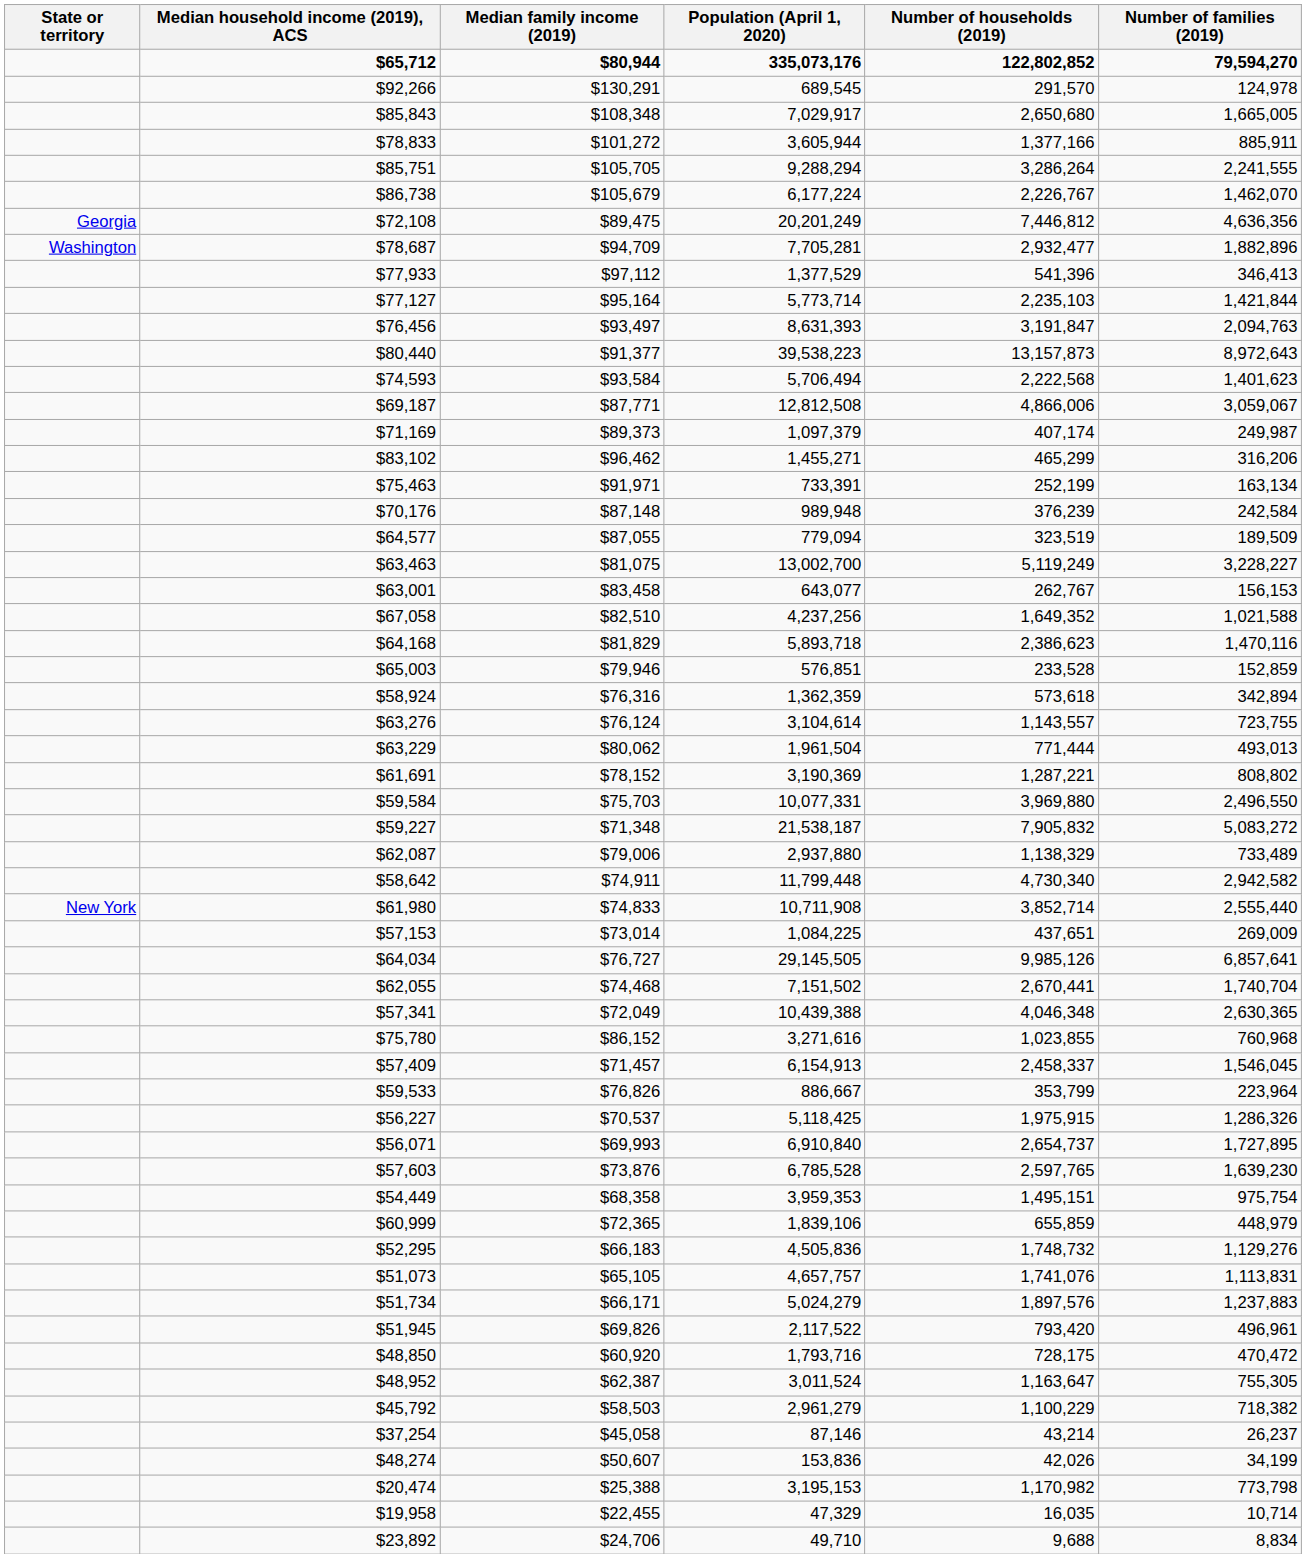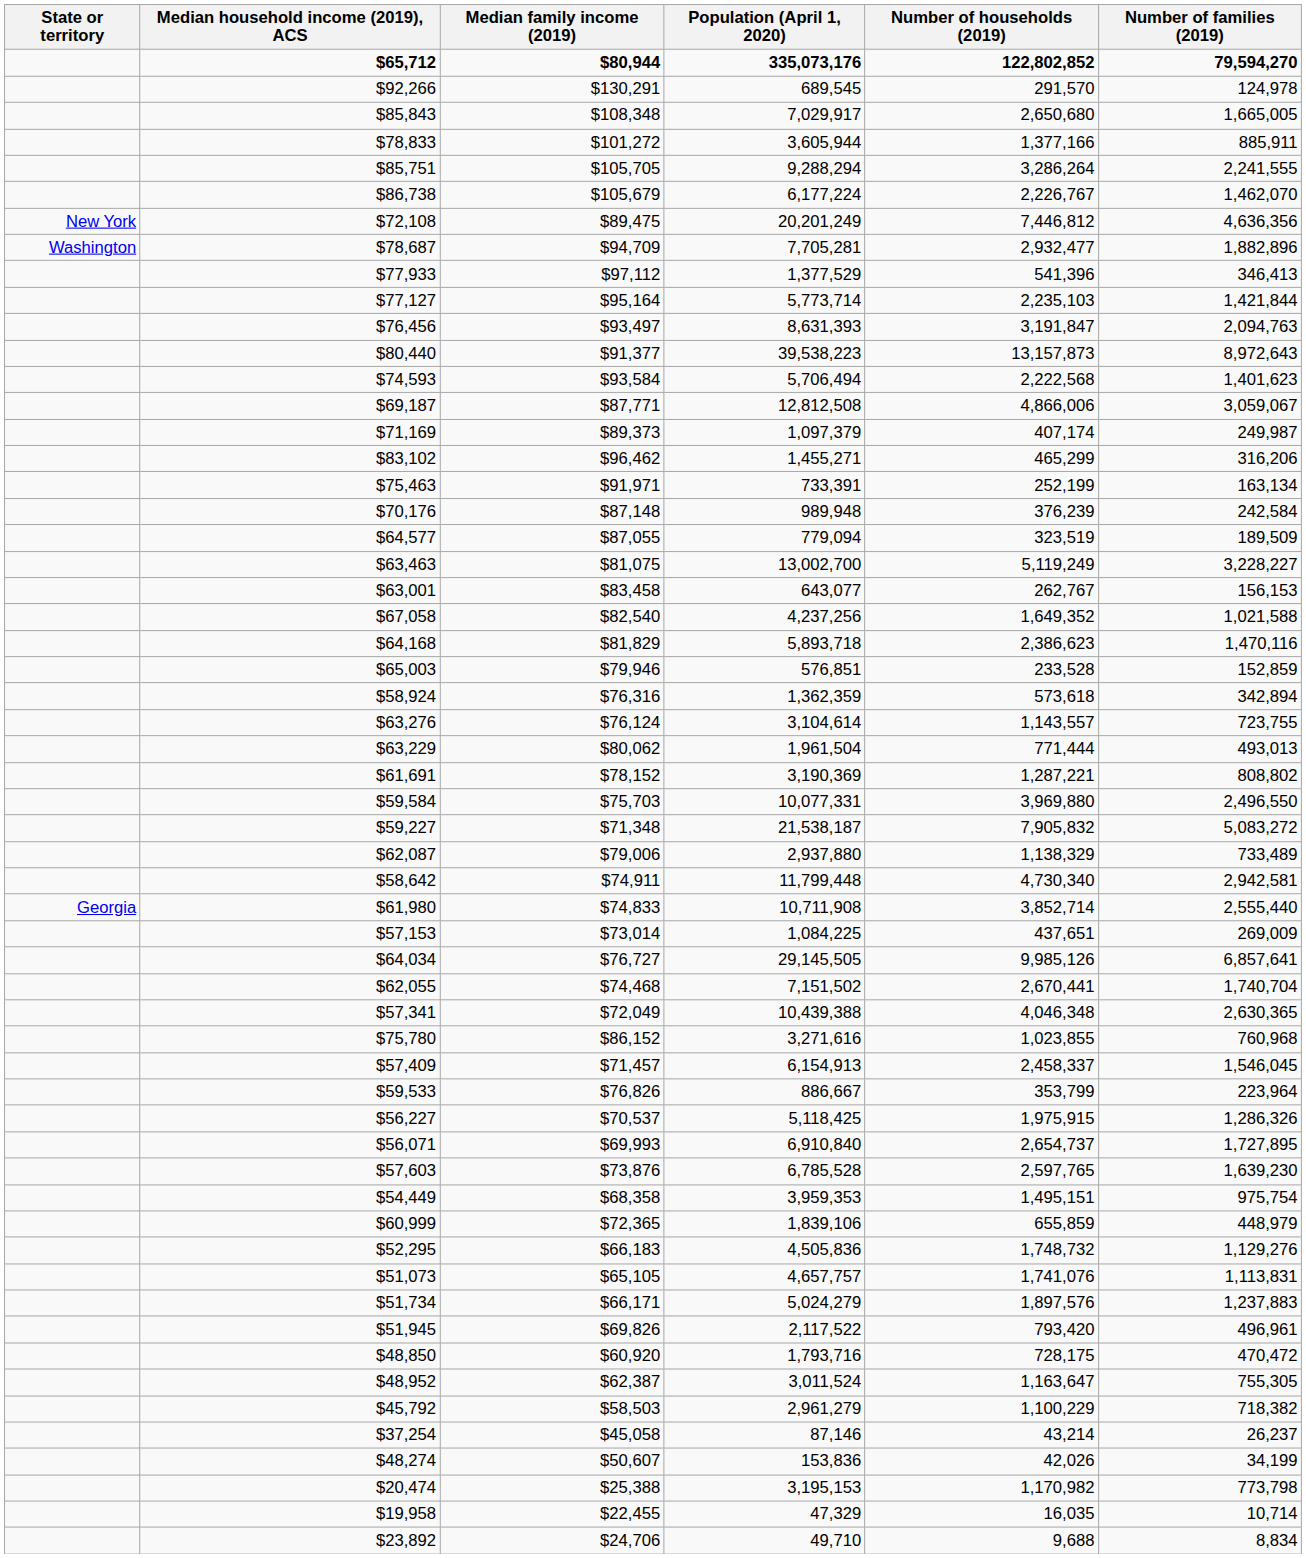(107, 221) Georgia -> (101, 221) New York
(630, 616) $82,510 -> (630, 616) $82,540
(1261, 880) 2,942,582 -> (1261, 880) 2,942,581
(101, 907) New York -> (107, 907) Georgia
